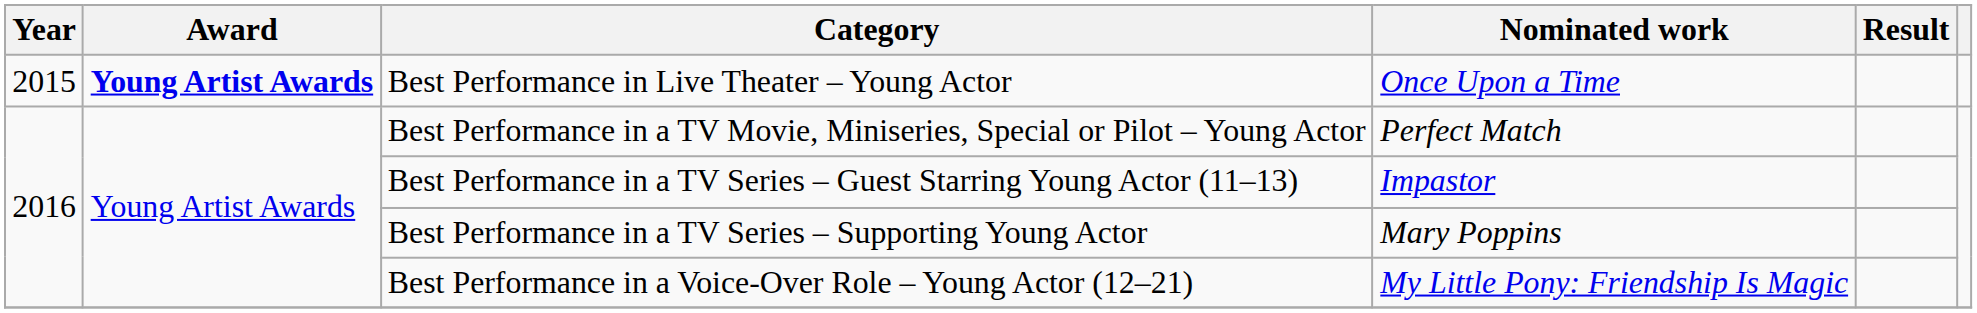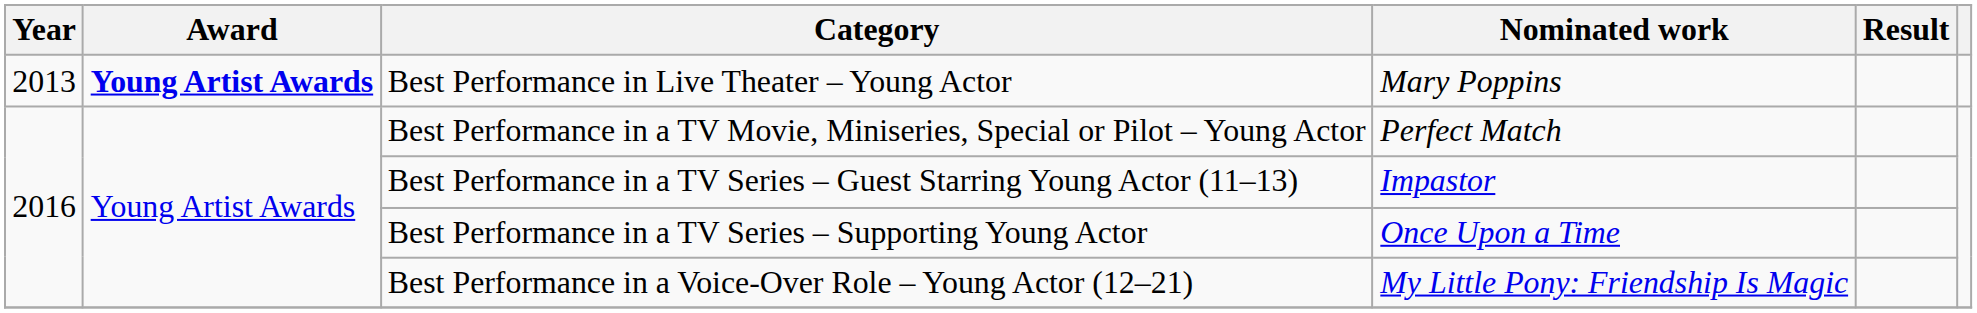(44, 80) 2015 -> (44, 80) 2013
(1500, 80) Once Upon a Time -> (1471, 80) Mary Poppins
(1471, 231) Mary Poppins -> (1500, 231) Once Upon a Time
